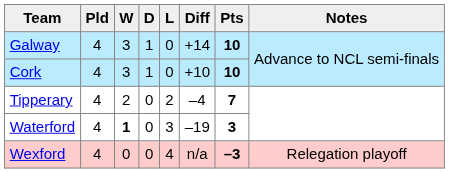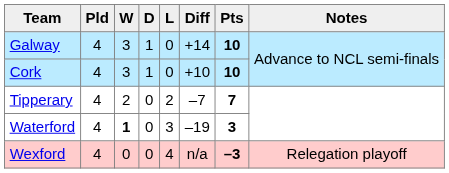(197, 99) –4 -> (197, 99) –7
